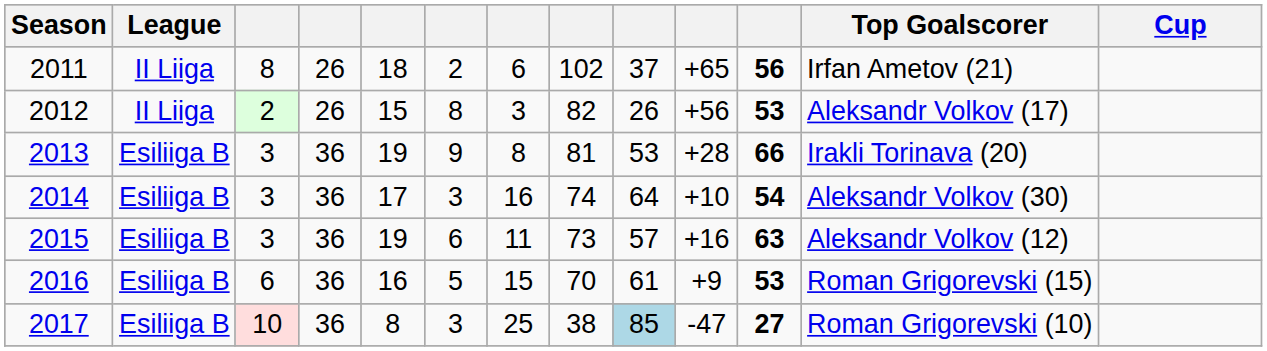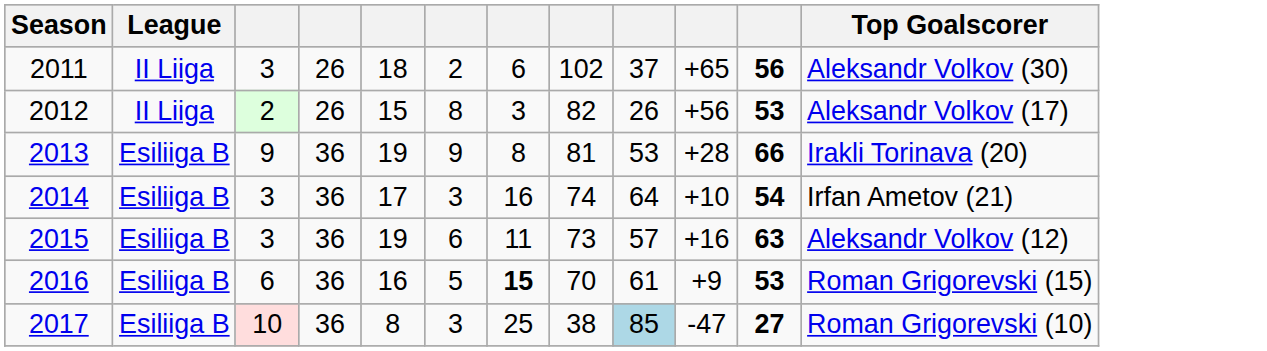- column: (1180, 25)
(267, 68) 8 -> (267, 68) 3
(910, 68) Irfan Ametov (21) -> (938, 68) Aleksandr Volkov (30)
(267, 153) 3 -> (267, 153) 9
(938, 196) Aleksandr Volkov (30) -> (910, 196) Irfan Ametov (21)
(518, 281) normal -> (518, 281) bold
